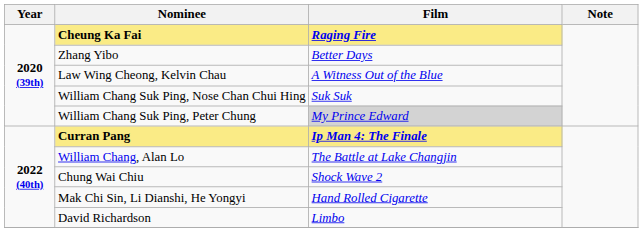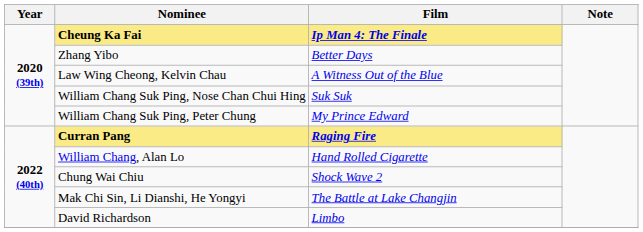(344, 34) Raging Fire -> (369, 34) Ip Man 4: The Finale
(360, 116) lightgrey background -> (360, 116) no background
(369, 136) Ip Man 4: The Finale -> (344, 136) Raging Fire
(384, 156) The Battle at Lake Changjin -> (370, 156) Hand Rolled Cigarette
(370, 197) Hand Rolled Cigarette -> (384, 197) The Battle at Lake Changjin
